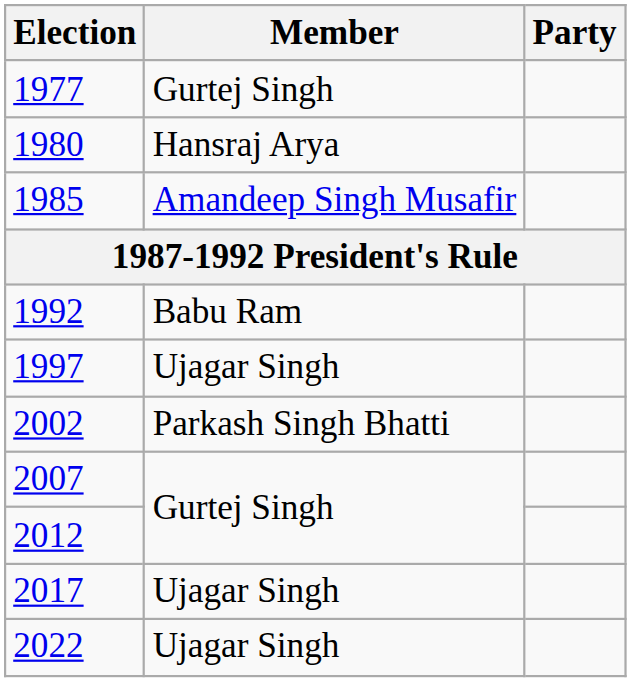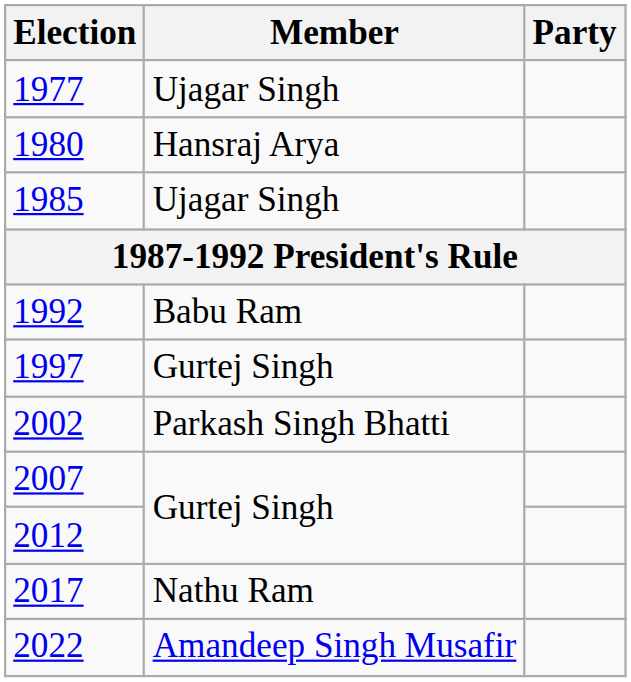(243, 88) Gurtej Singh -> (246, 88) Ujagar Singh
(334, 199) Amandeep Singh Musafir -> (246, 199) Ujagar Singh
(246, 367) Ujagar Singh -> (243, 367) Gurtej Singh
(246, 590) Ujagar Singh -> (233, 590) Nathu Ram
(246, 646) Ujagar Singh -> (334, 646) Amandeep Singh Musafir
